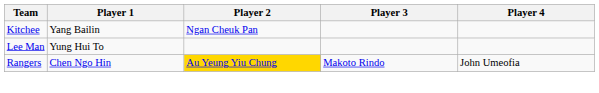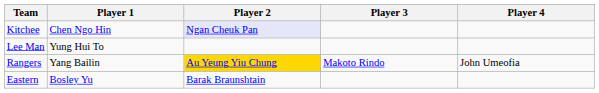(75, 29) Yang Bailin -> (80, 29) Chen Ngo Hin
(222, 29) no background -> (222, 29) lavender background
(80, 63) Chen Ngo Hin -> (75, 63) Yang Bailin
+ row: (23, 79)
